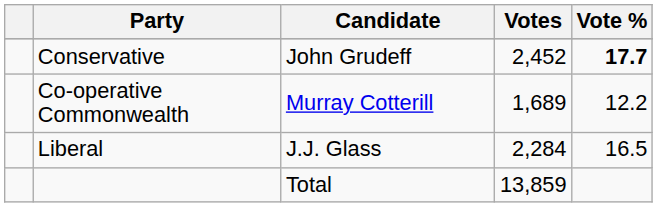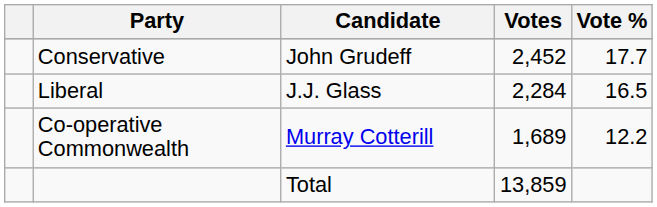(626, 56) bold -> (626, 56) normal
rows swapped: (71, 149) <-> (113, 103)
